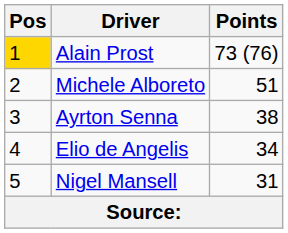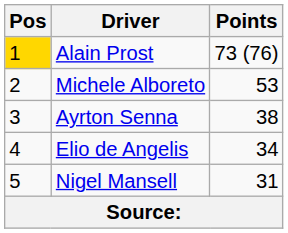(267, 85) 51 -> (267, 85) 53
